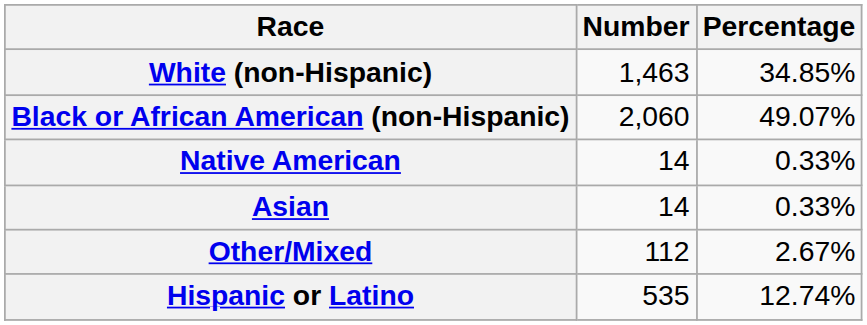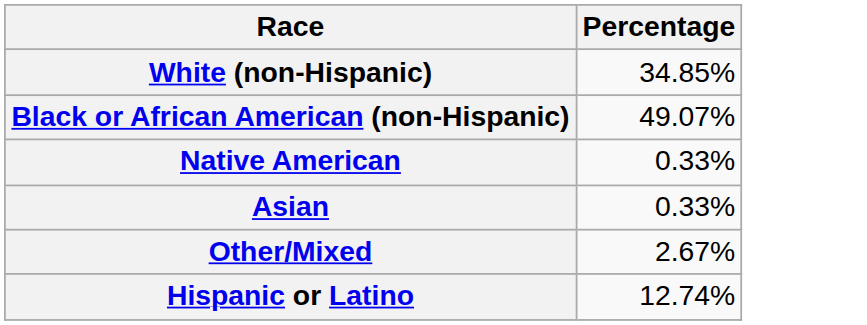- column: (636, 26)
